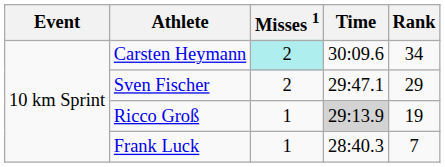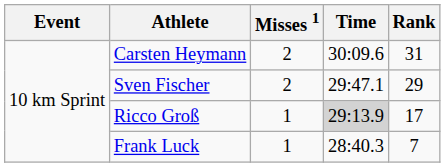(287, 55) paleturquoise background -> (287, 55) no background
(414, 55) 34 -> (414, 55) 31
(414, 116) 19 -> (414, 116) 17
